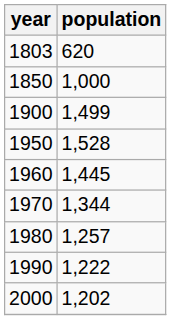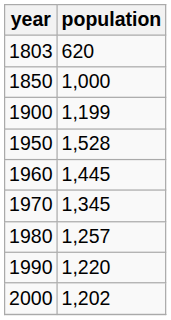(86, 112) 1,499 -> (86, 112) 1,199
(86, 205) 1,344 -> (86, 205) 1,345
(86, 267) 1,222 -> (86, 267) 1,220
